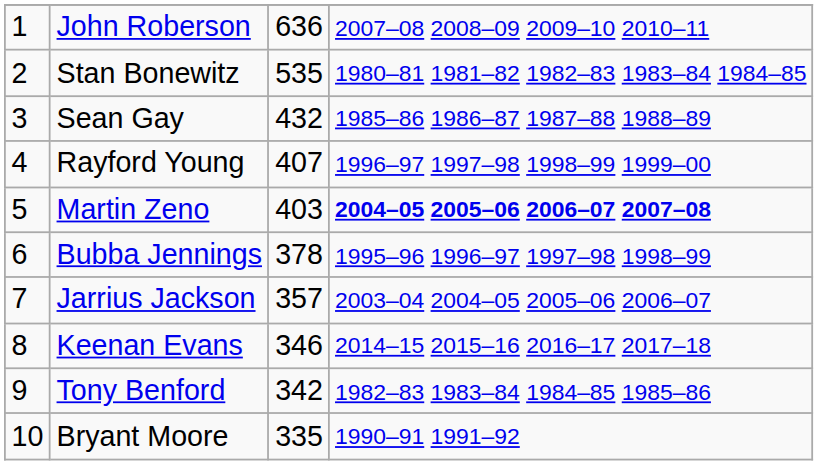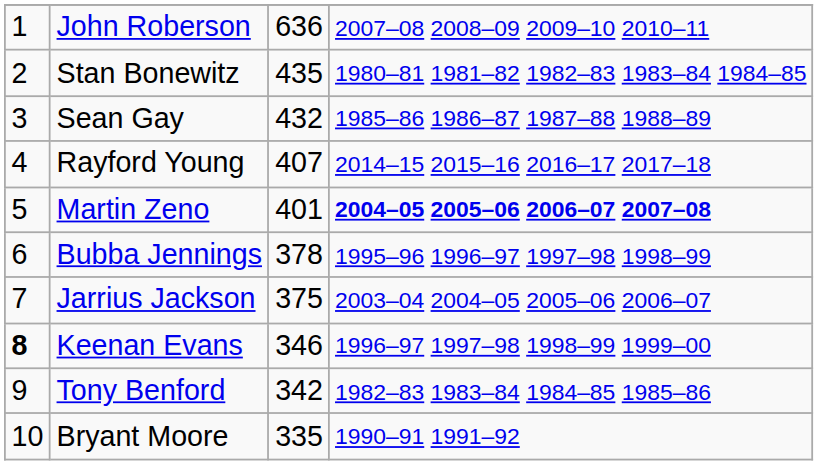(299, 72) 535 -> (299, 72) 435
(523, 164) 1996–97 1997–98 1998–99 1999–00 -> (523, 164) 2014–15 2015–16 2016–17 2017–18
(299, 208) 403 -> (299, 208) 401
(299, 299) 357 -> (299, 299) 375
(19, 345) normal -> (19, 345) bold
(523, 346) 2014–15 2015–16 2016–17 2017–18 -> (523, 346) 1996–97 1997–98 1998–99 1999–00
